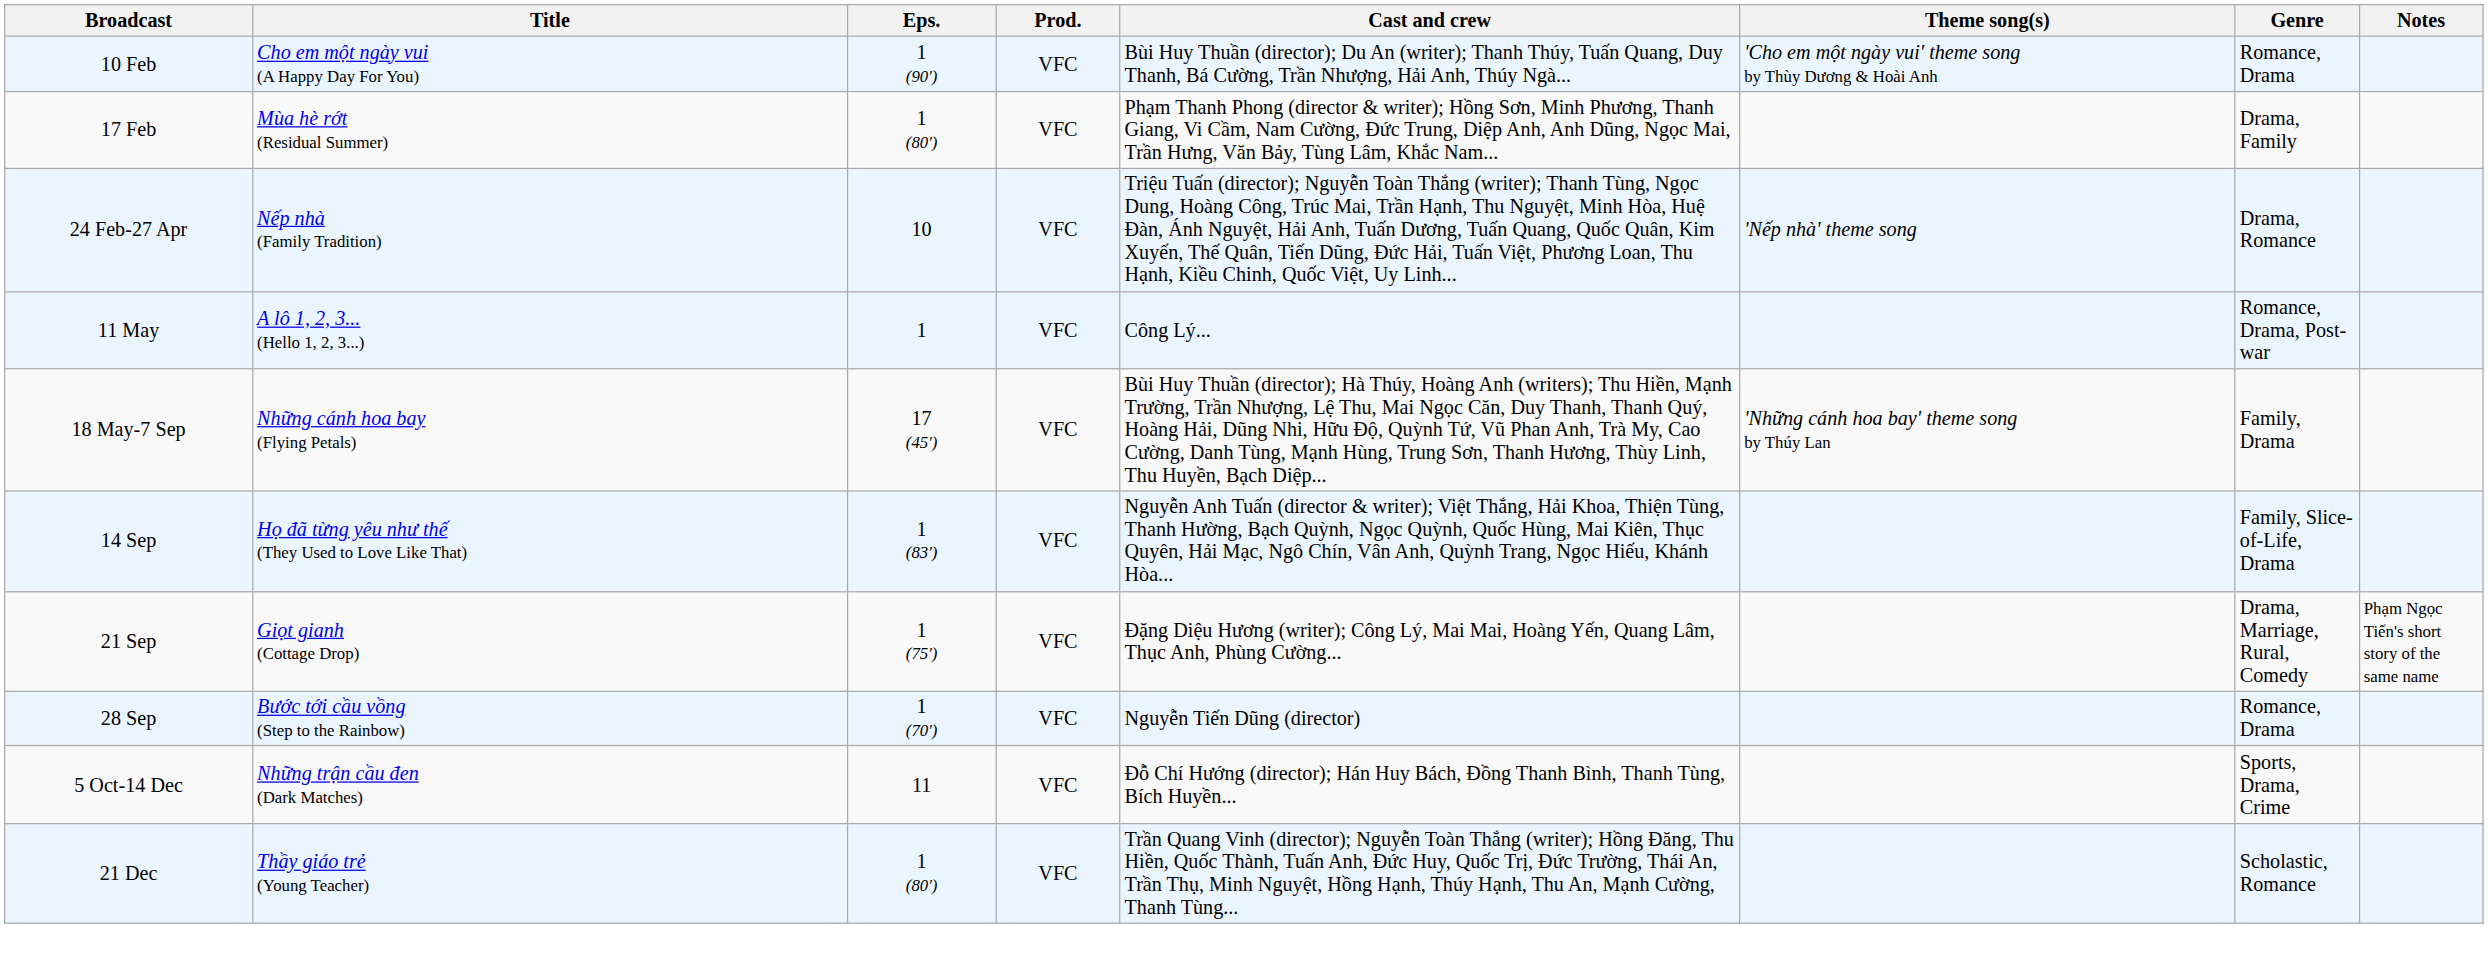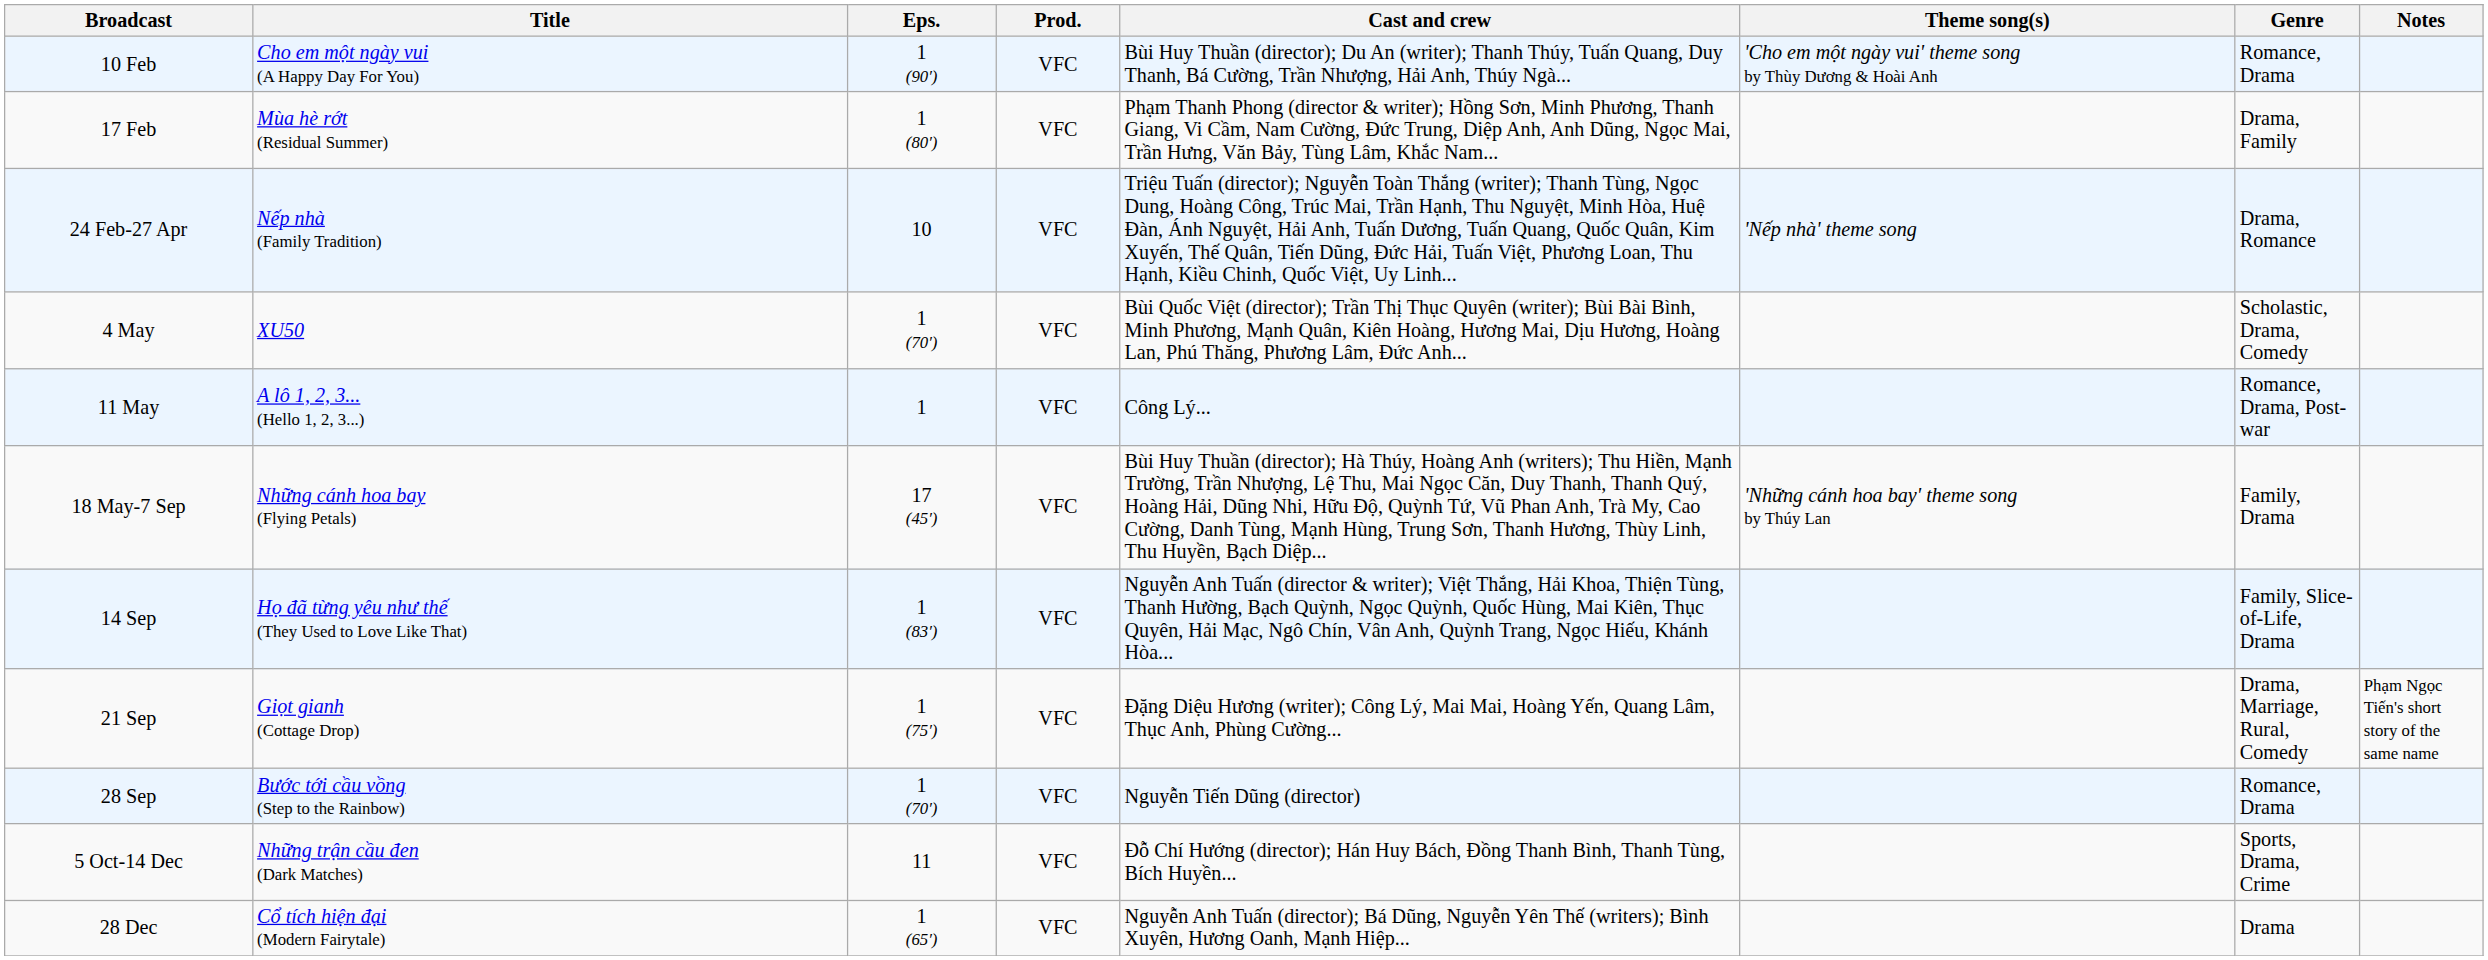+ row: (129, 329)
- row: (129, 873)
+ row: (129, 927)
